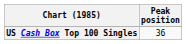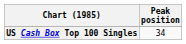(161, 33) 36 -> (161, 33) 34
